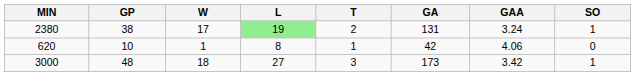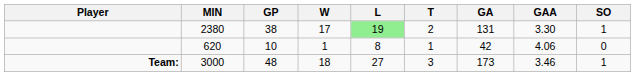+ column: (93, 12)
(512, 29) 3.24 -> (545, 29) 3.30
(512, 63) 3.42 -> (545, 63) 3.46
